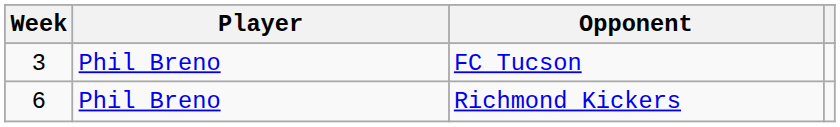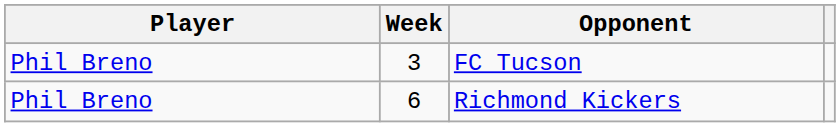columns swapped: (39, 24) <-> (261, 24)
